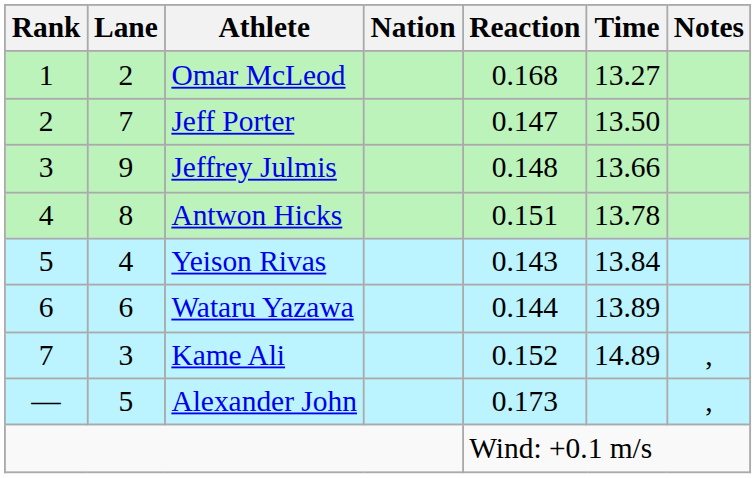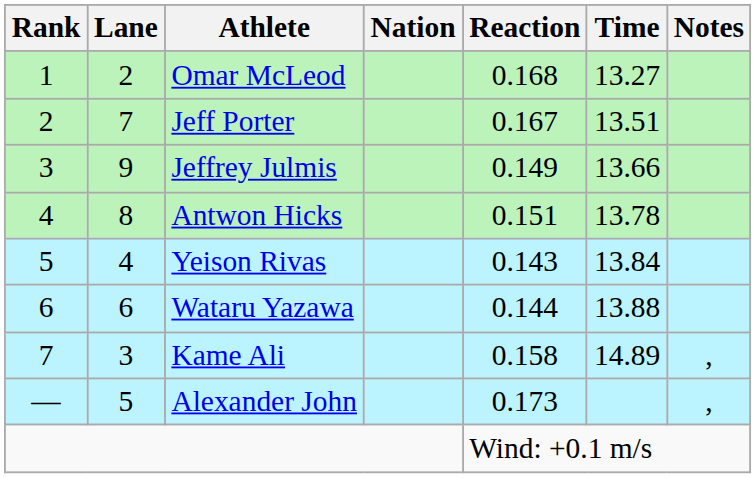(525, 121) 0.147 -> (525, 121) 0.167
(627, 121) 13.50 -> (627, 121) 13.51
(525, 167) 0.148 -> (525, 167) 0.149
(627, 307) 13.89 -> (627, 307) 13.88
(525, 354) 0.152 -> (525, 354) 0.158
